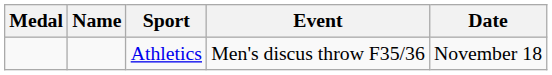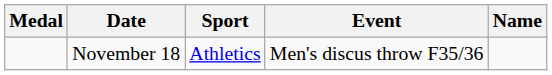columns swapped: (97, 20) <-> (488, 20)
